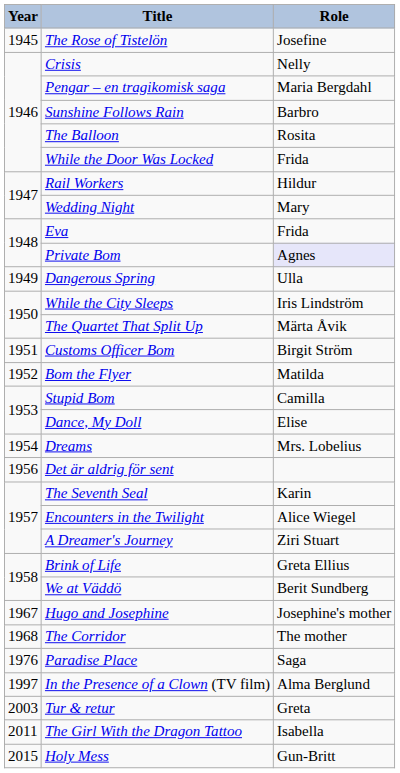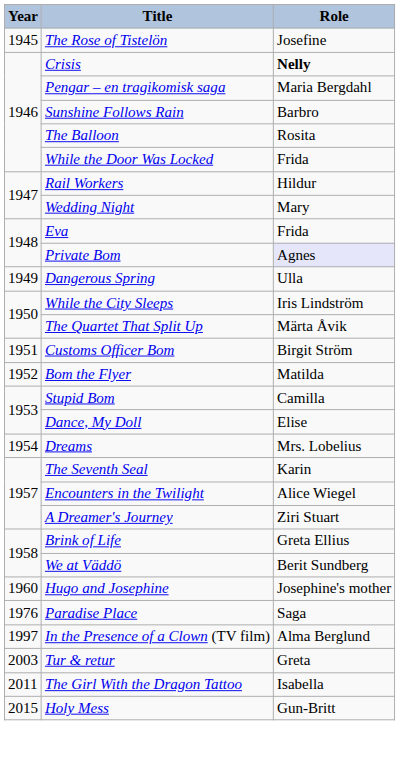(294, 64) normal -> (294, 64) bold
- row: (109, 469)
(23, 612) 1967 -> (23, 588) 1960
- row: (85, 636)
